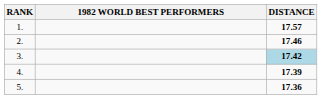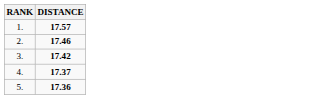- column: (151, 12)
(292, 57) lightblue background -> (60, 57) no background
(292, 72) 17.39 -> (60, 72) 17.37
